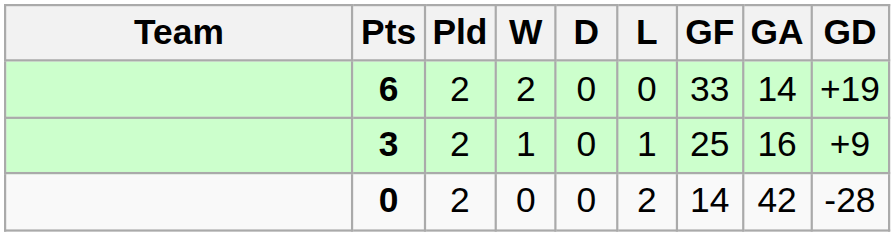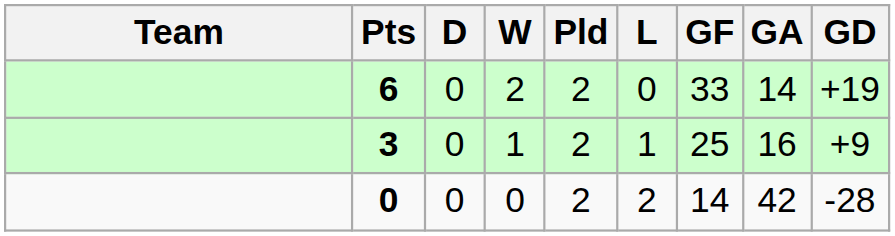columns swapped: (460, 32) <-> (586, 32)
